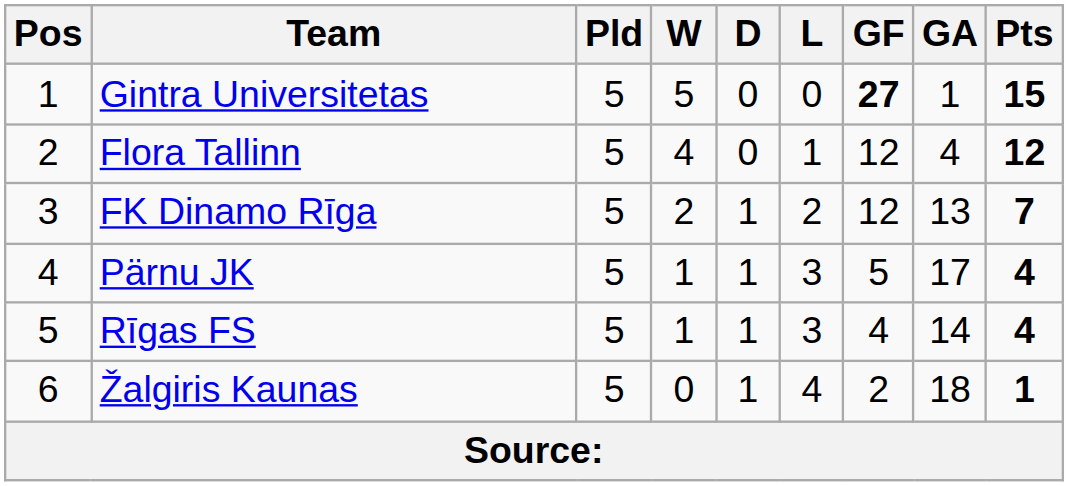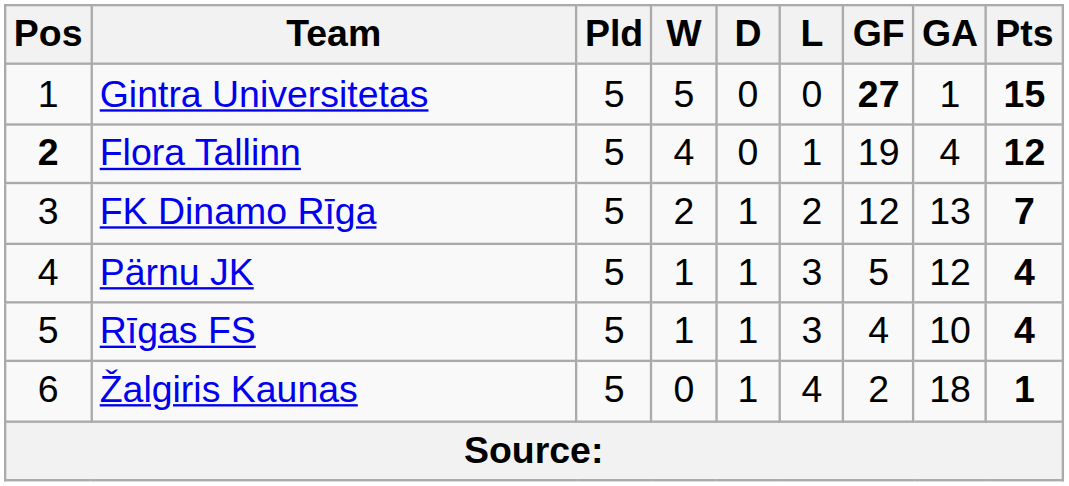(48, 152) normal -> (48, 152) bold
(879, 152) 12 -> (879, 152) 19
(950, 271) 17 -> (950, 271) 12
(950, 331) 14 -> (950, 331) 10
